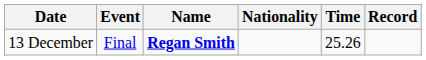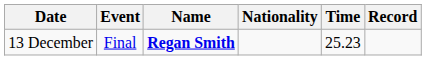(343, 42) 25.26 -> (343, 42) 25.23
